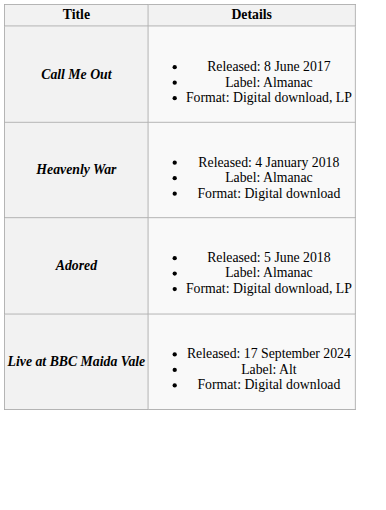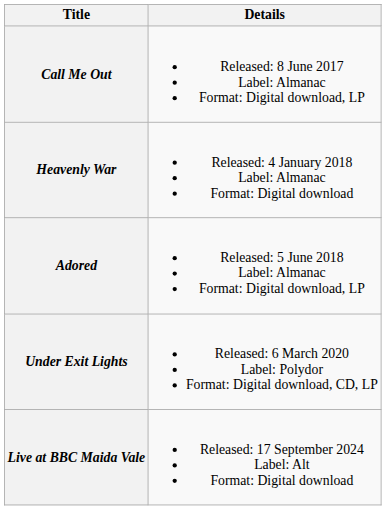+ row: (76, 361)
